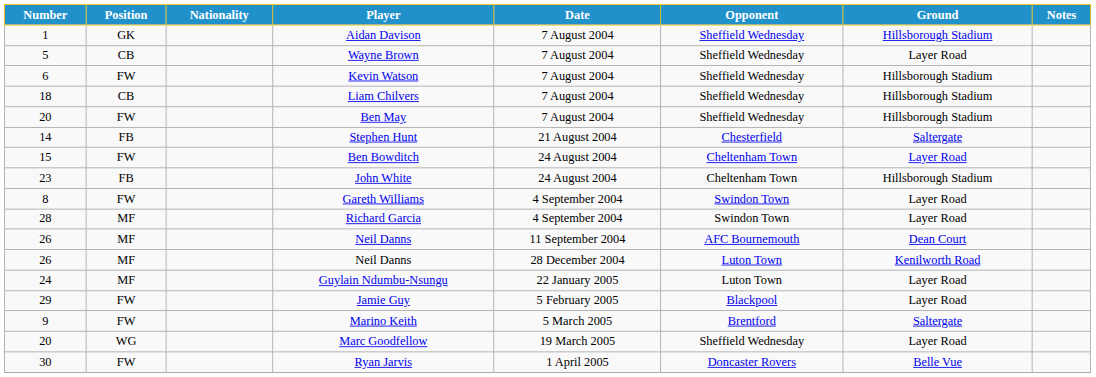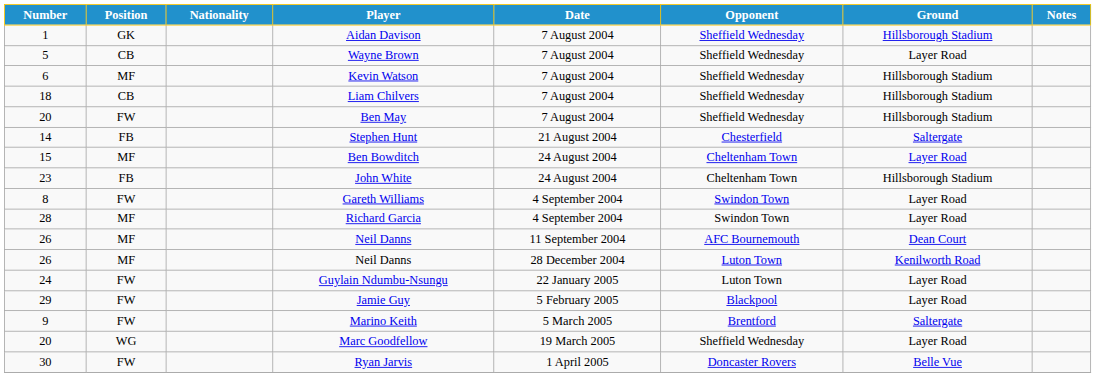(126, 76) FW -> (126, 76) MF
(126, 158) FW -> (126, 158) MF
(126, 280) MF -> (126, 280) FW
